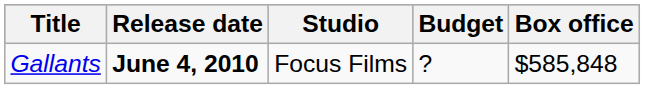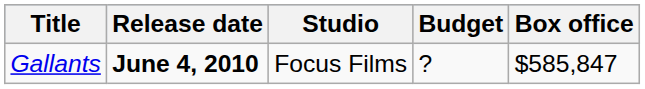(566, 63) $585,848 -> (566, 63) $585,847
